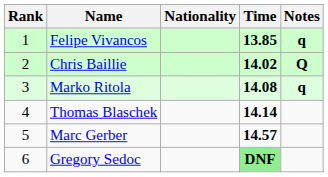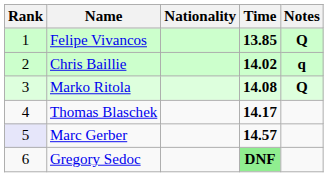(302, 40) q -> (302, 40) Q
(302, 64) Q -> (302, 64) q
(302, 87) q -> (302, 87) Q
(260, 111) 14.14 -> (260, 111) 14.17
(25, 135) no background -> (25, 135) lavender background
